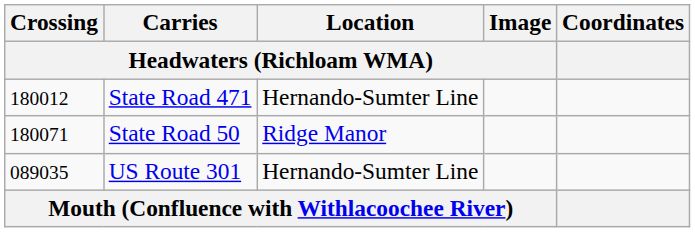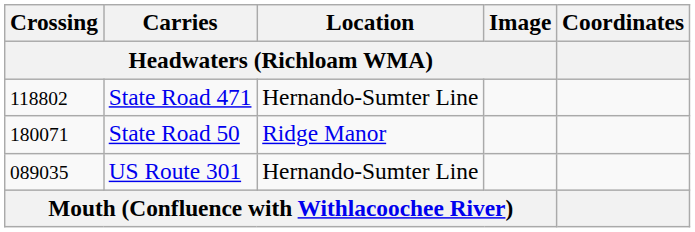(39, 98) 180012 -> (39, 98) 118802
